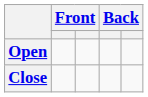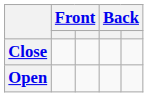rows swapped: (28, 78) <-> (28, 51)
